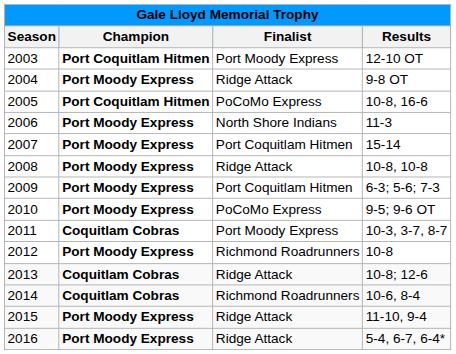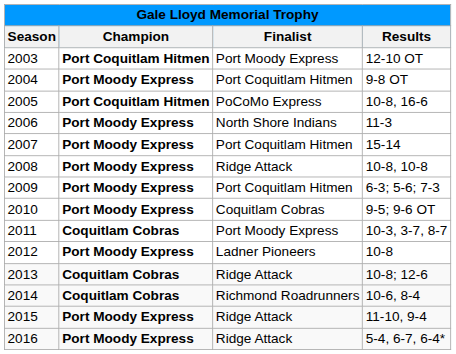(254, 79) Ridge Attack -> (284, 79) Port Coquitlam Hitmen
(269, 209) PoCoMo Express -> (270, 209) Coquitlam Cobras
(288, 252) Richmond Roadrunners -> (266, 252) Ladner Pioneers
